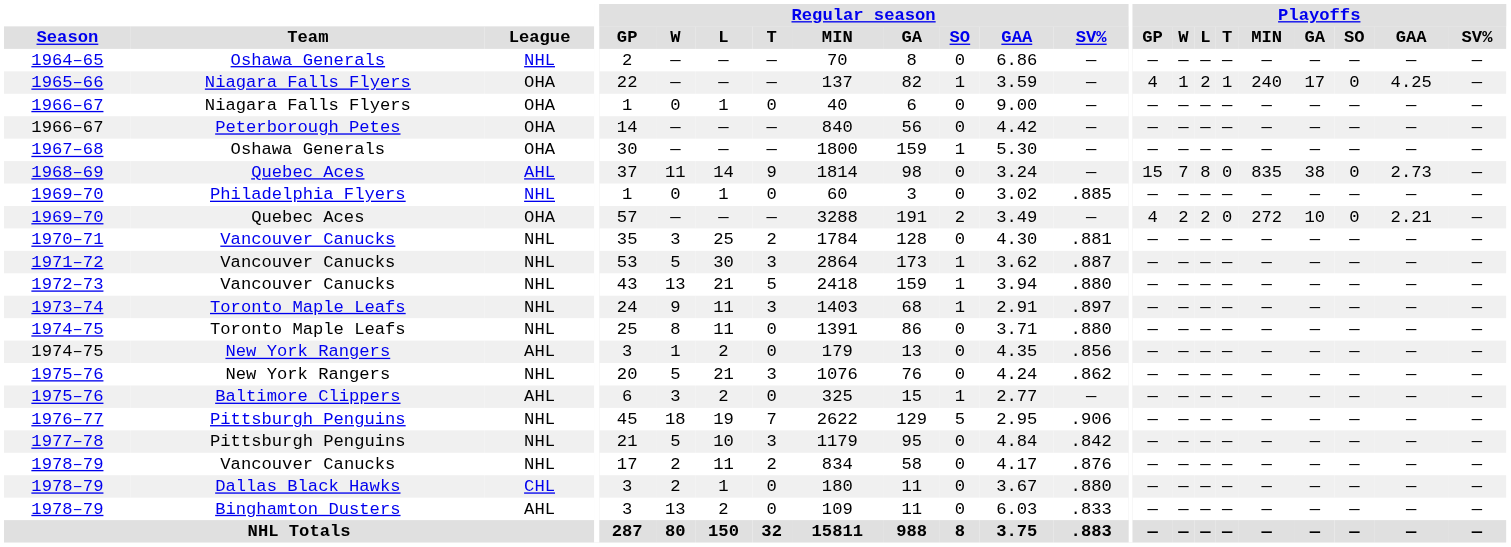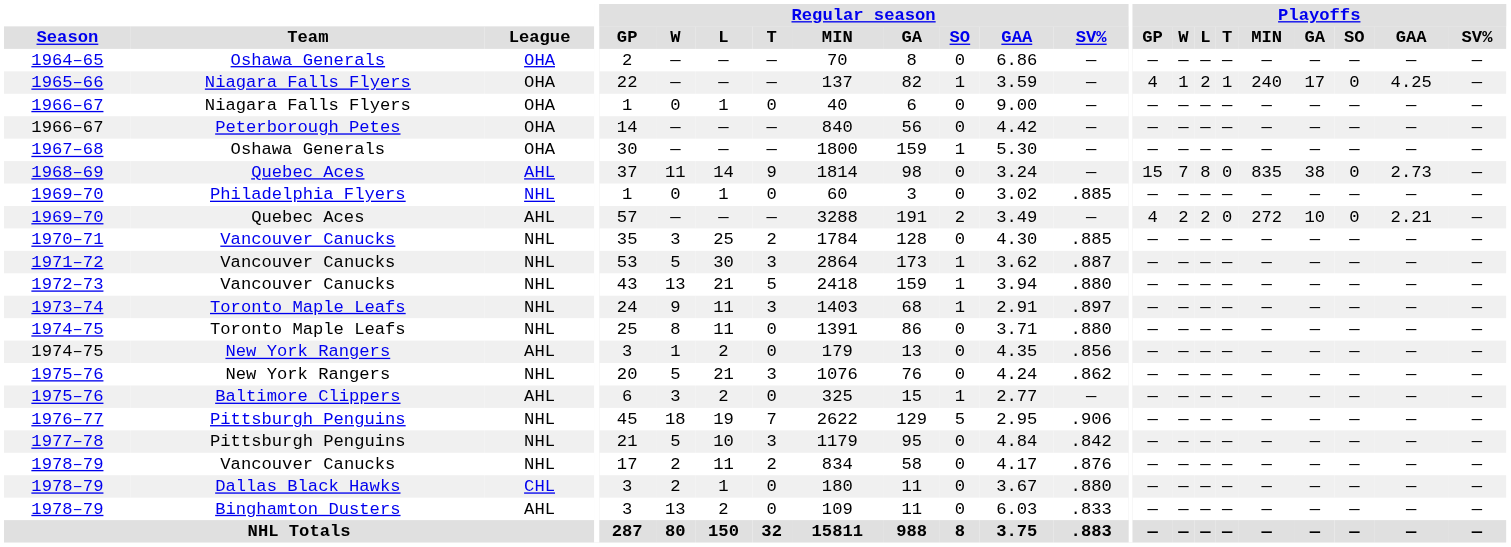(540, 60) NHL -> (540, 60) OHA
(540, 217) OHA -> (540, 217) AHL
(1091, 240) .881 -> (1091, 240) .885
